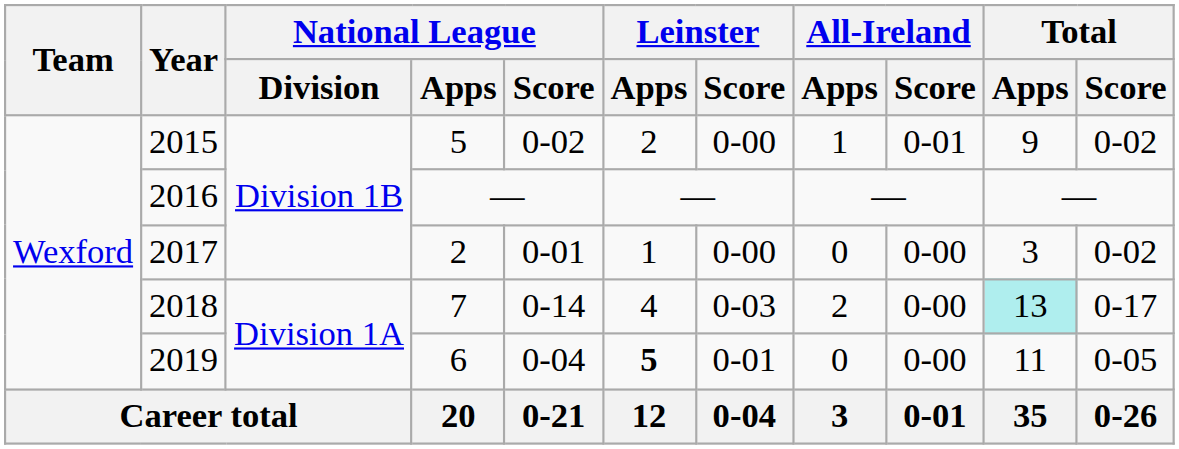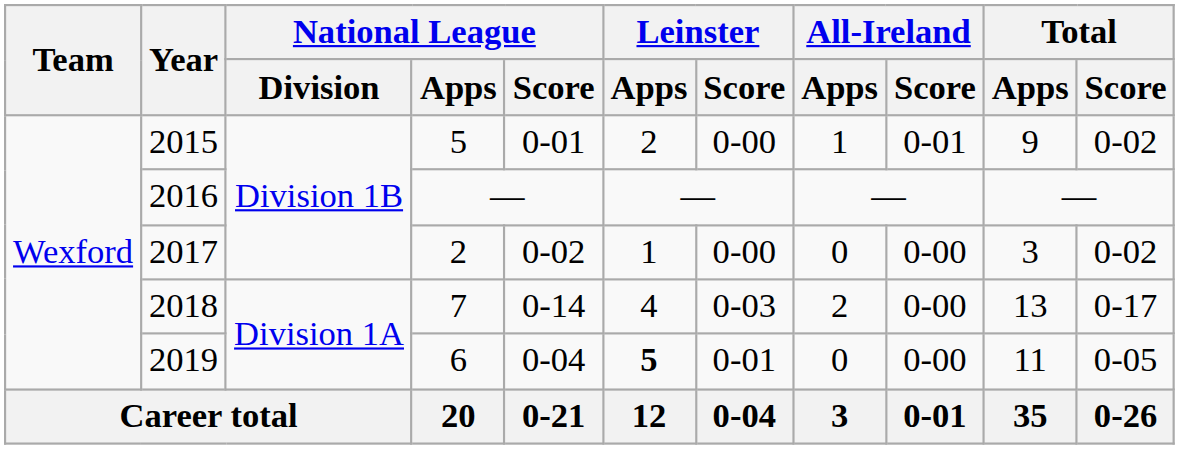(554, 141) 0-02 -> (554, 141) 0-01
(554, 251) 0-01 -> (554, 251) 0-02
(1030, 305) paleturquoise background -> (1030, 305) no background
